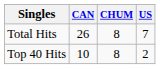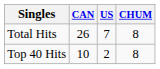columns swapped: (117, 15) <-> (145, 15)
